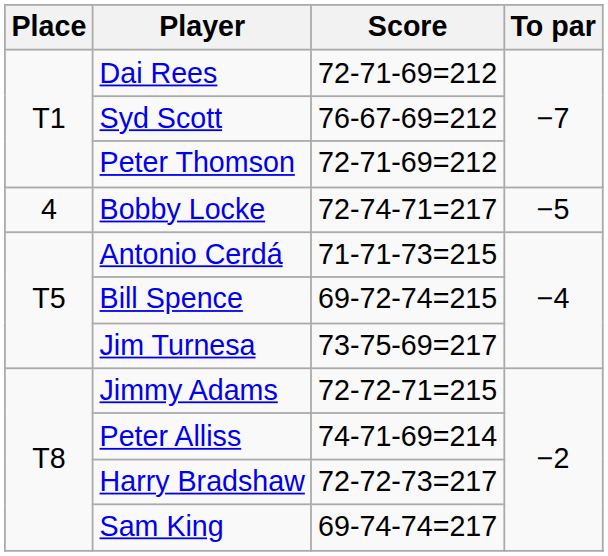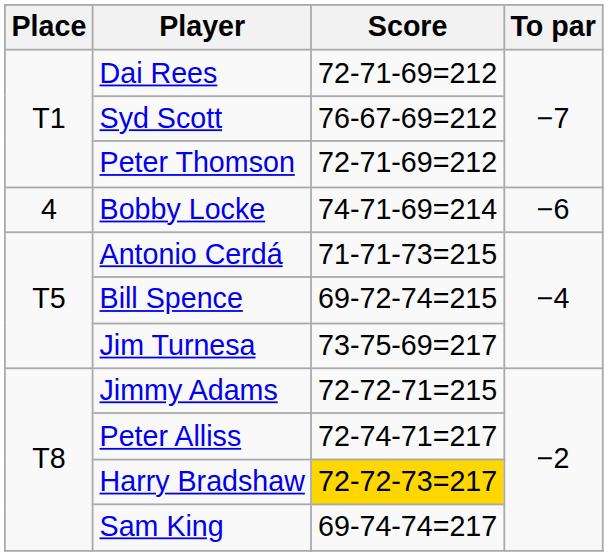(408, 208) 72-74-71=217 -> (408, 208) 74-71-69=214
(553, 208) −5 -> (553, 208) −6
(408, 436) 74-71-69=214 -> (408, 436) 72-74-71=217
(408, 481) no background -> (408, 481) gold background
